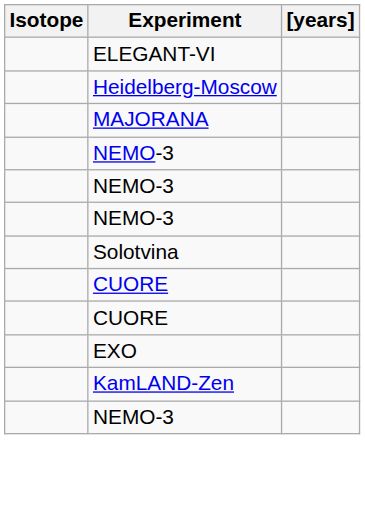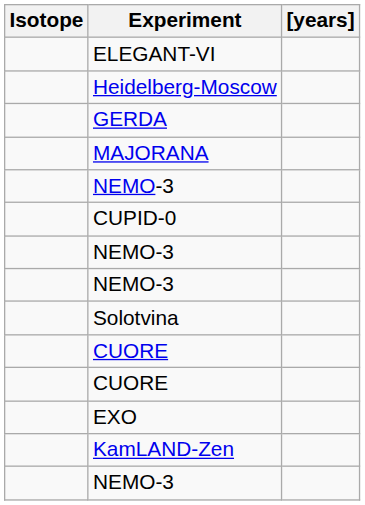+ row: (46, 120)
+ row: (46, 219)
